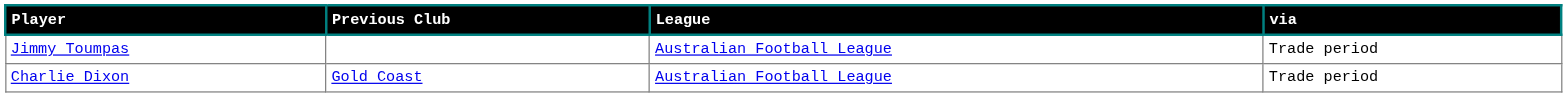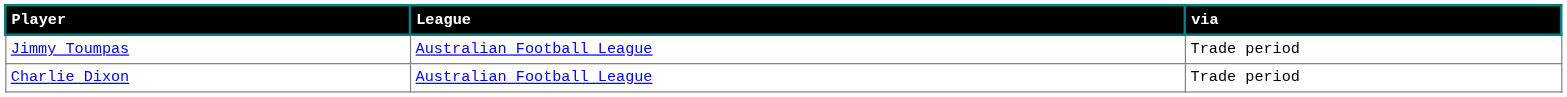- column: (391, 20)
